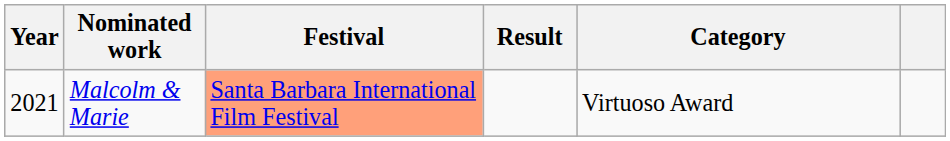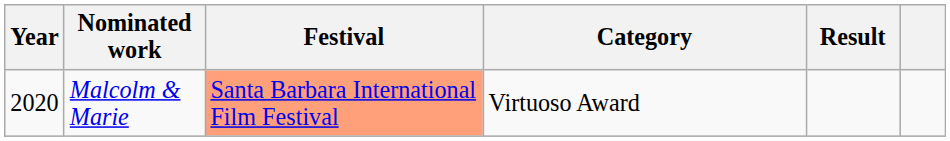columns swapped: (738, 37) <-> (530, 37)
(34, 102) 2021 -> (34, 102) 2020
